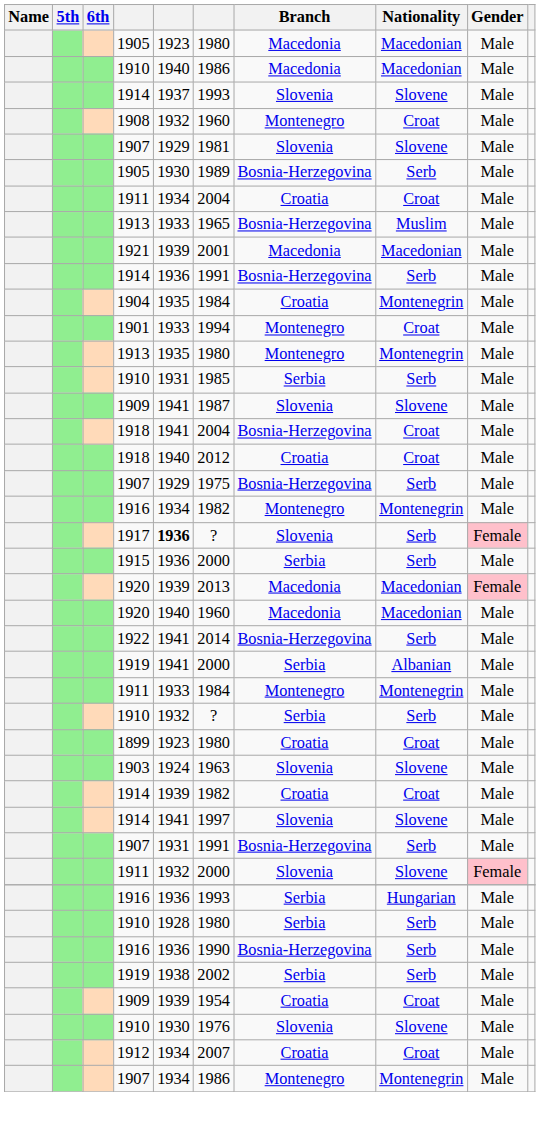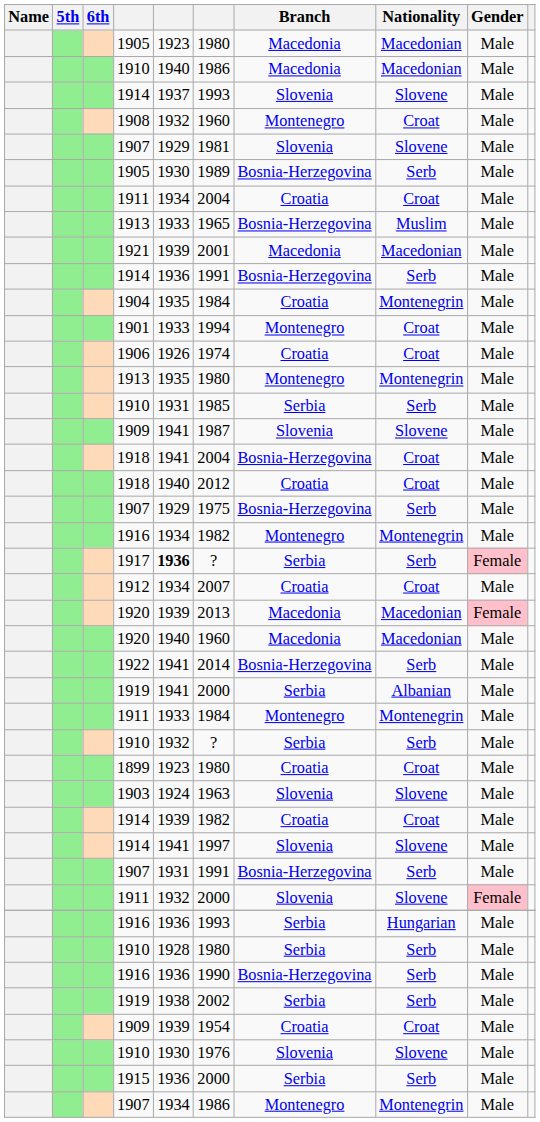+ row: (29, 354)
(305, 535) Slovenia -> (305, 560) Serbia
rows swapped: (29, 561) <-> (29, 1053)
